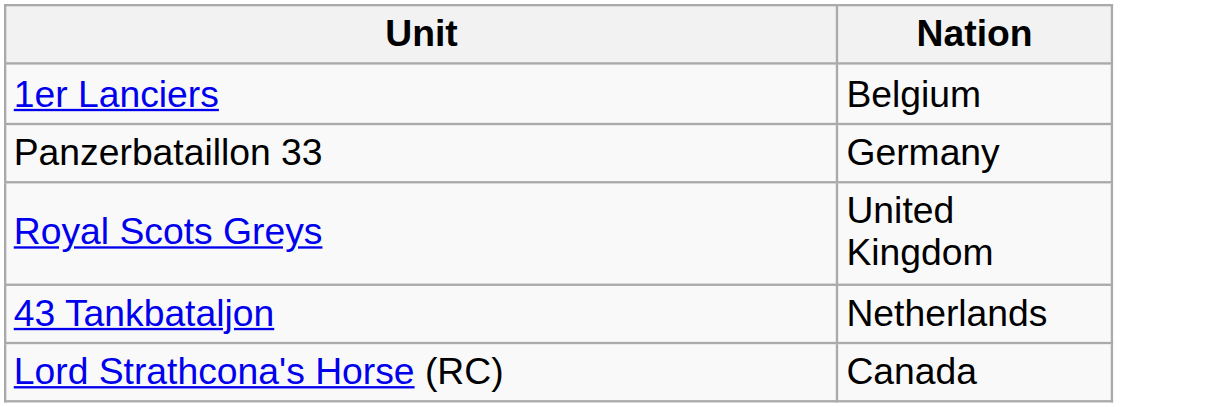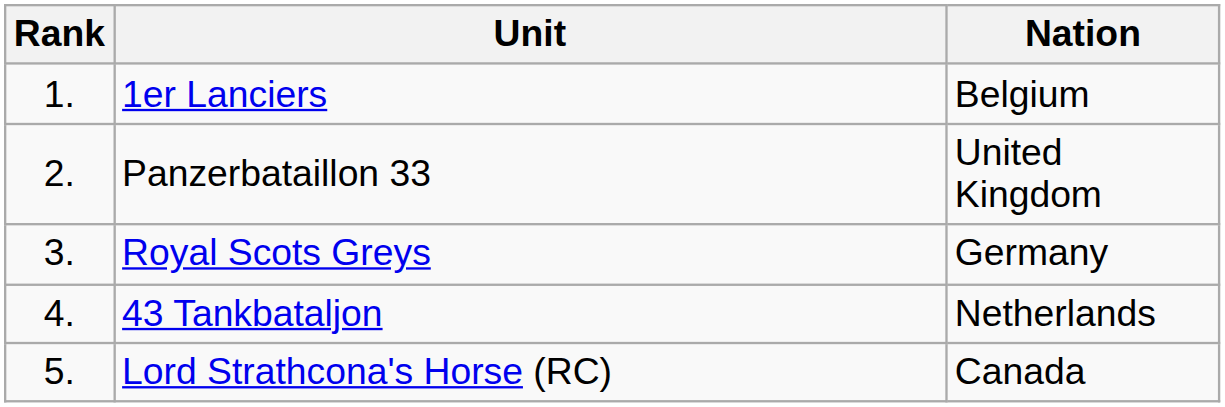+ column: (59, 34)
(923, 152) Germany -> (1028, 173) United Kingdom
(920, 232) United Kingdom -> (1031, 253) Germany
